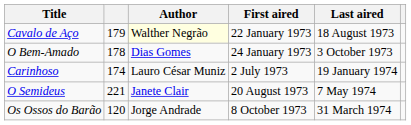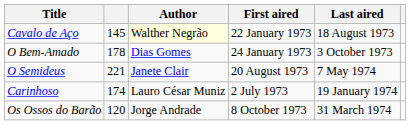(116, 33) 179 -> (116, 33) 145
rows swapped: (33, 71) <-> (36, 91)
